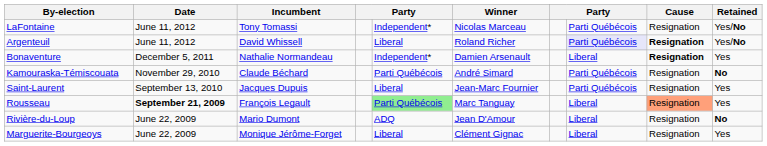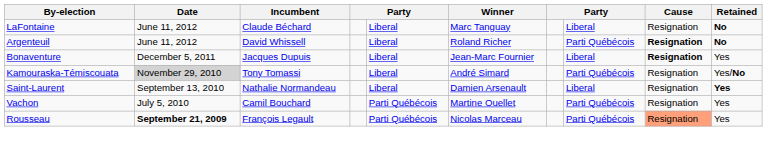(268, 27) Tony Tomassi -> (277, 27) Claude Béchard
(403, 27) Independent* -> (383, 27) Liberal
(490, 27) Nicolas Marceau -> (480, 27) Marc Tanguay
(603, 27) Parti Québécois -> (580, 27) Liberal
(730, 27) Yes/No -> (720, 27) No
(603, 42) lavender background -> (600, 42) no background
(730, 42) Yes/No -> (720, 42) No
(286, 57) Nathalie Normandeau -> (277, 57) Jacques Dupuis
(403, 57) Independent* -> (383, 57) Liberal
(492, 57) Damien Arsenault -> (492, 57) Jean-Marc Fournier
(177, 73) no background -> (179, 73) lightgrey background
(274, 73) Claude Béchard -> (271, 73) Tony Tomassi
(408, 73) Parti Québécois -> (383, 73) Liberal
(721, 73) No -> (729, 73) Yes/No
(273, 88) Jacques Dupuis -> (289, 88) Nathalie Normandeau
(496, 88) Jean-Marc Fournier -> (488, 88) Damien Arsenault
(603, 88) Parti Québécois -> (580, 88) Liberal
(722, 88) normal -> (722, 88) bold
+ row: (22, 103)
(408, 103) lightgreen background -> (403, 118) no background
(484, 103) Marc Tanguay -> (486, 118) Nicolas Marceau
(583, 103) Liberal -> (600, 118) Parti Québécois
- row: (41, 118)
- row: (54, 133)
